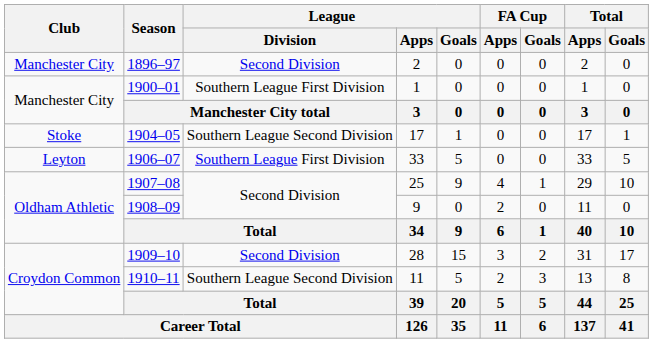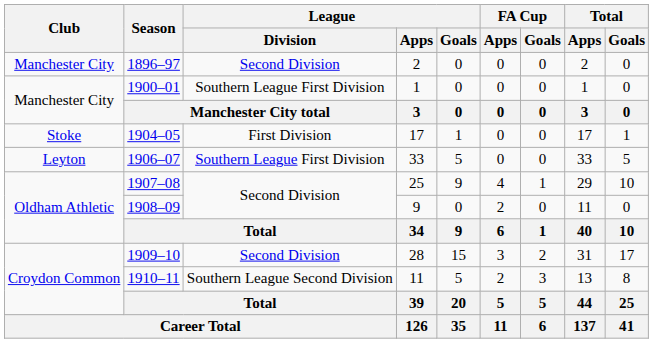(290, 135) Southern League Second Division -> (290, 135) First Division
